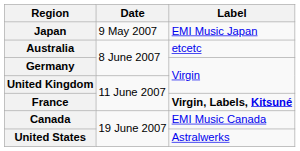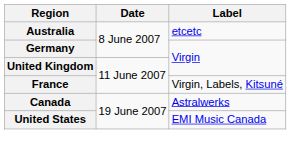- row: (50, 31)
(232, 102) bold -> (227, 84) normal
(219, 119) EMI Music Canada -> (201, 102) Astralwerks
(201, 137) Astralwerks -> (219, 119) EMI Music Canada
